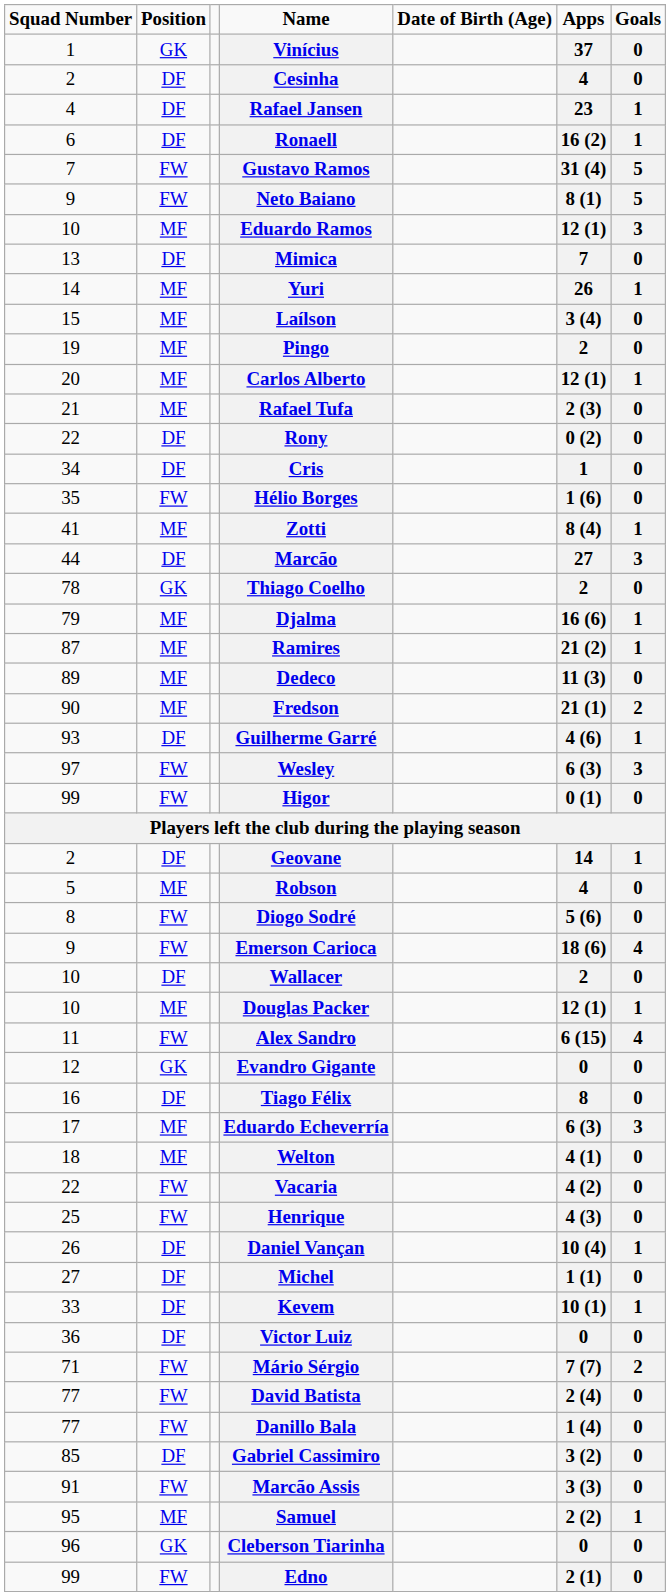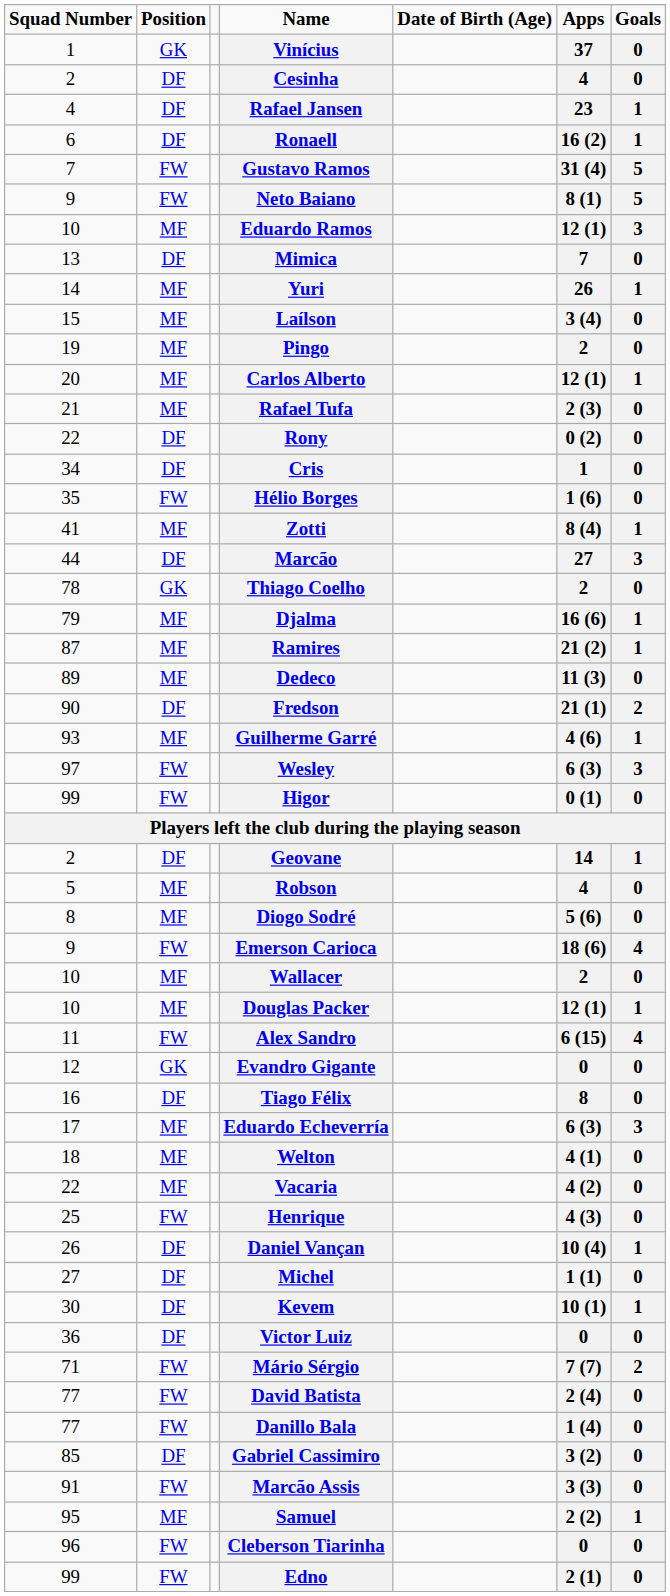(173, 708) MF -> (173, 708) DF
(173, 738) DF -> (173, 738) MF
(173, 917) FW -> (173, 917) MF
(173, 977) DF -> (173, 977) MF
(173, 1187) FW -> (173, 1187) MF
(71, 1306) 33 -> (71, 1306) 30
(173, 1546) GK -> (173, 1546) FW
